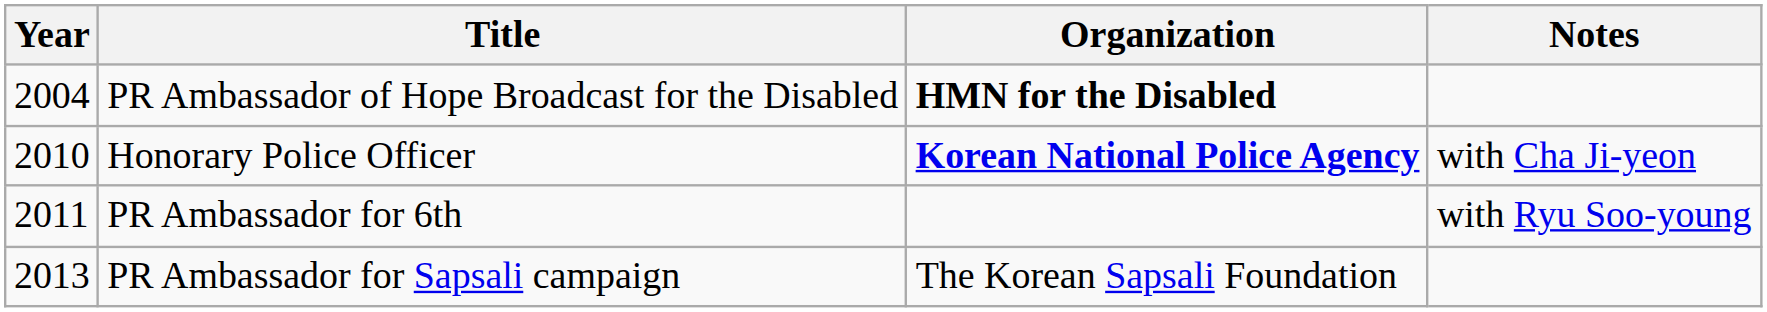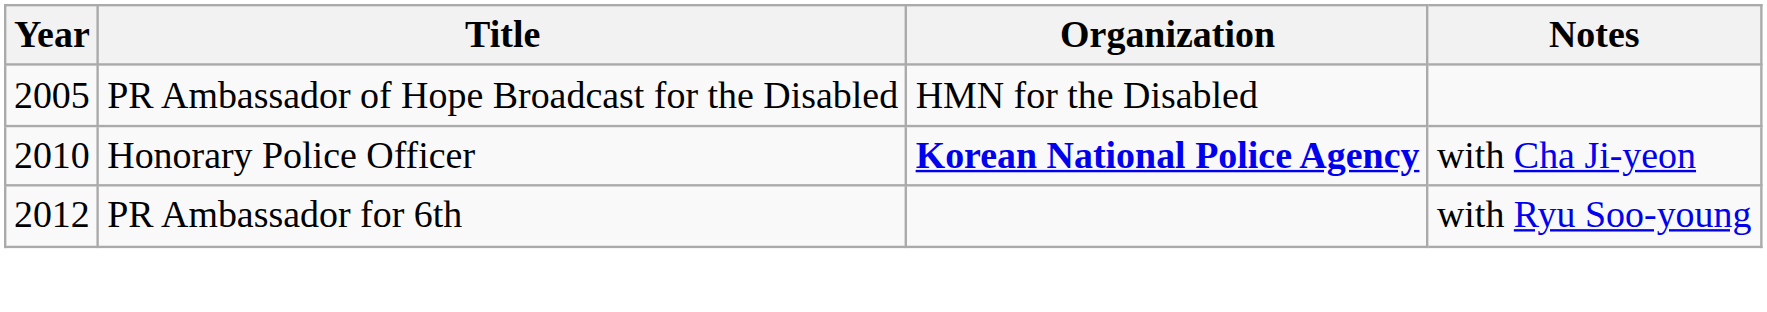(52, 94) 2004 -> (52, 94) 2005
(1096, 94) bold -> (1087, 94) normal
(51, 214) 2011 -> (52, 214) 2012
- row: (394, 275)
